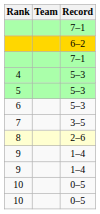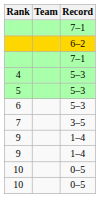- row: (18, 138)
